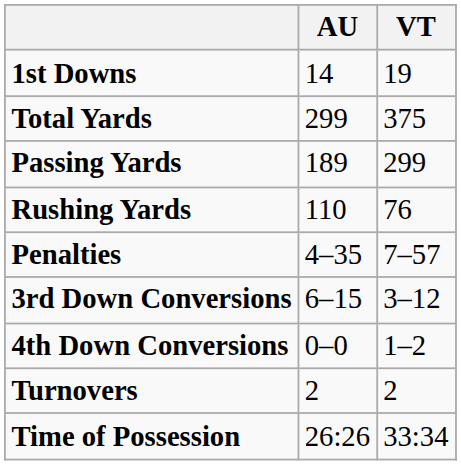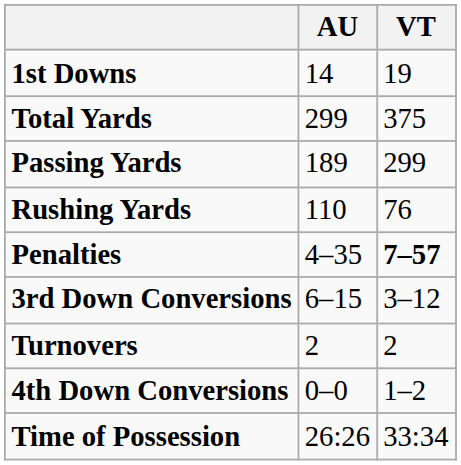(412, 254) normal -> (412, 254) bold
rows swapped: (150, 345) <-> (75, 390)
